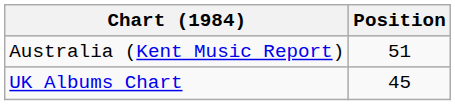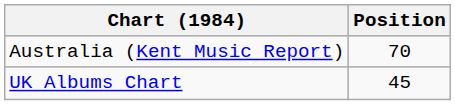(400, 52) 51 -> (400, 52) 70
